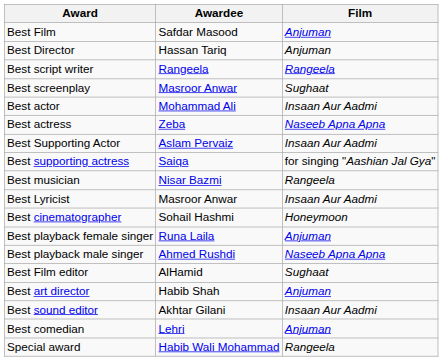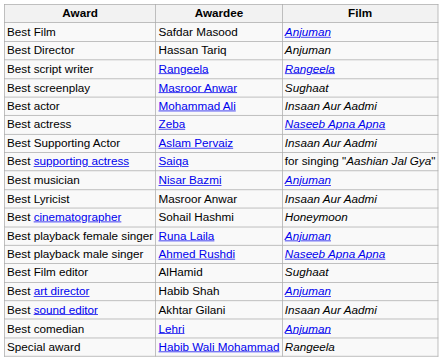(310, 180) Rangeela -> (308, 180) Anjuman
